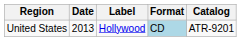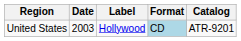(83, 28) 2013 -> (83, 28) 2003
